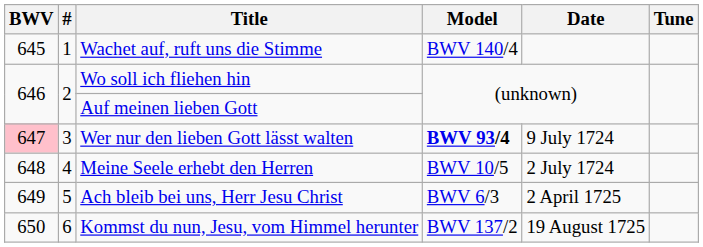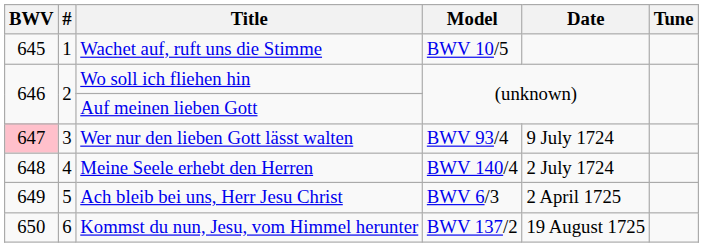(472, 49) BWV 140/4 -> (468, 49) BWV 10/5
(468, 138) bold -> (468, 138) normal
(468, 167) BWV 10/5 -> (472, 167) BWV 140/4
